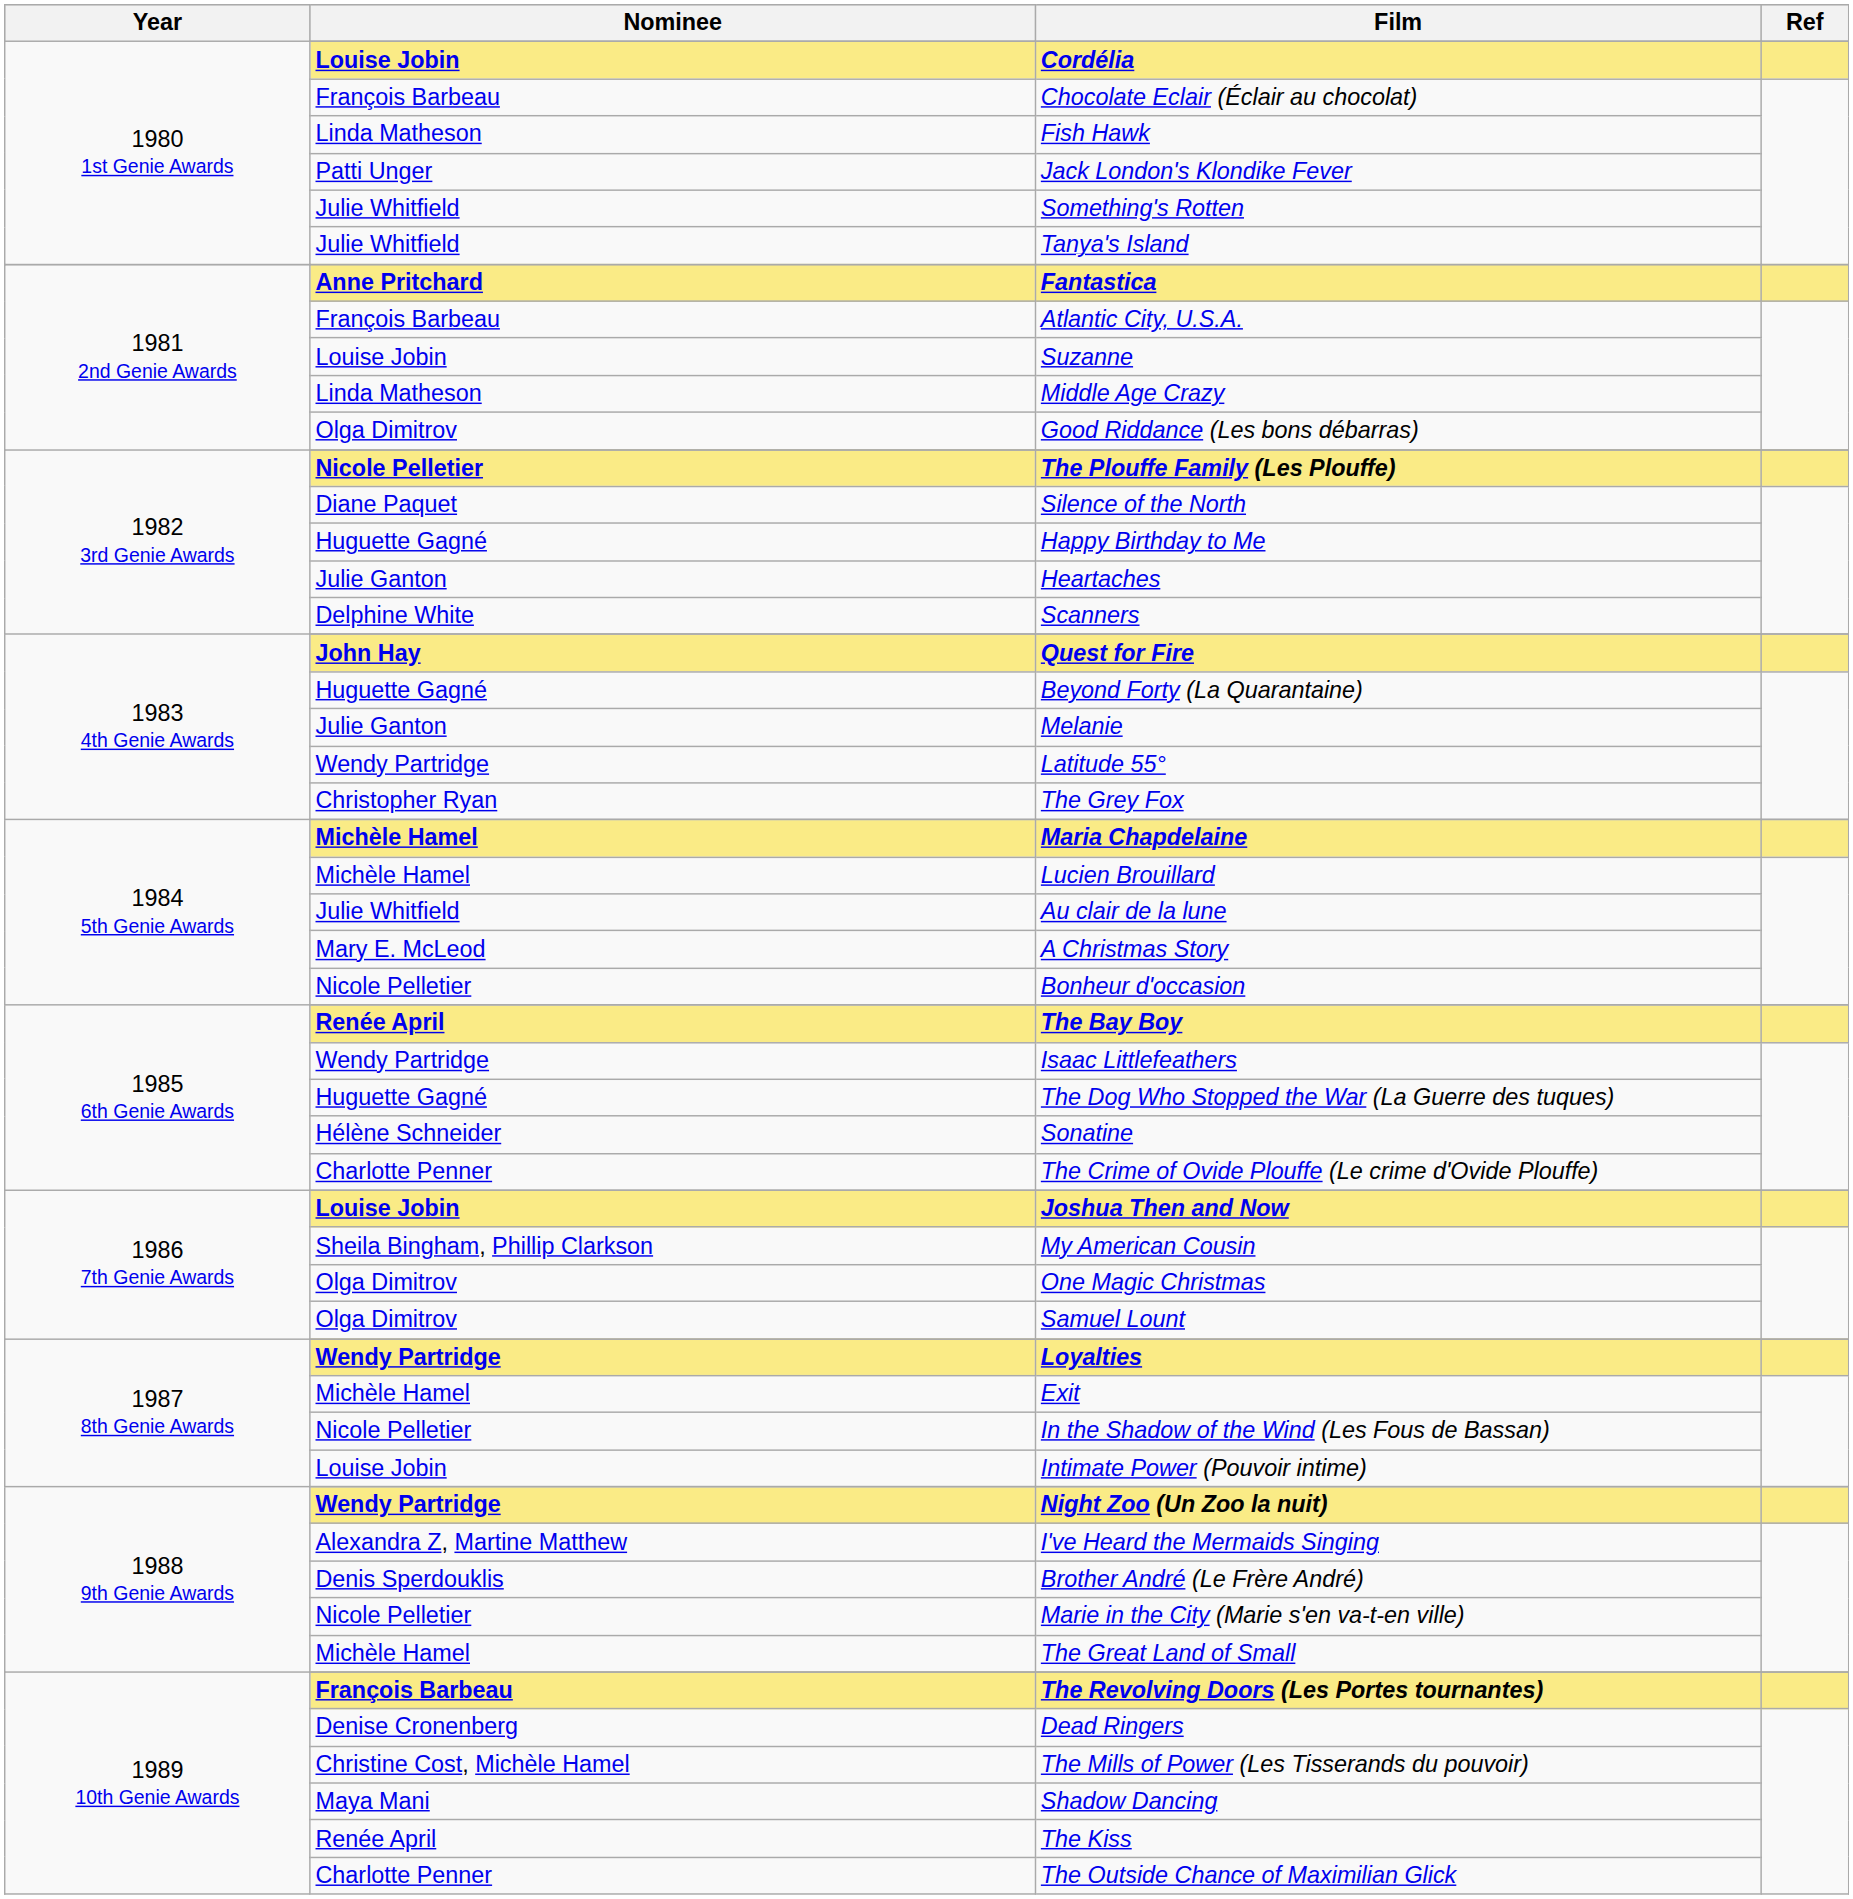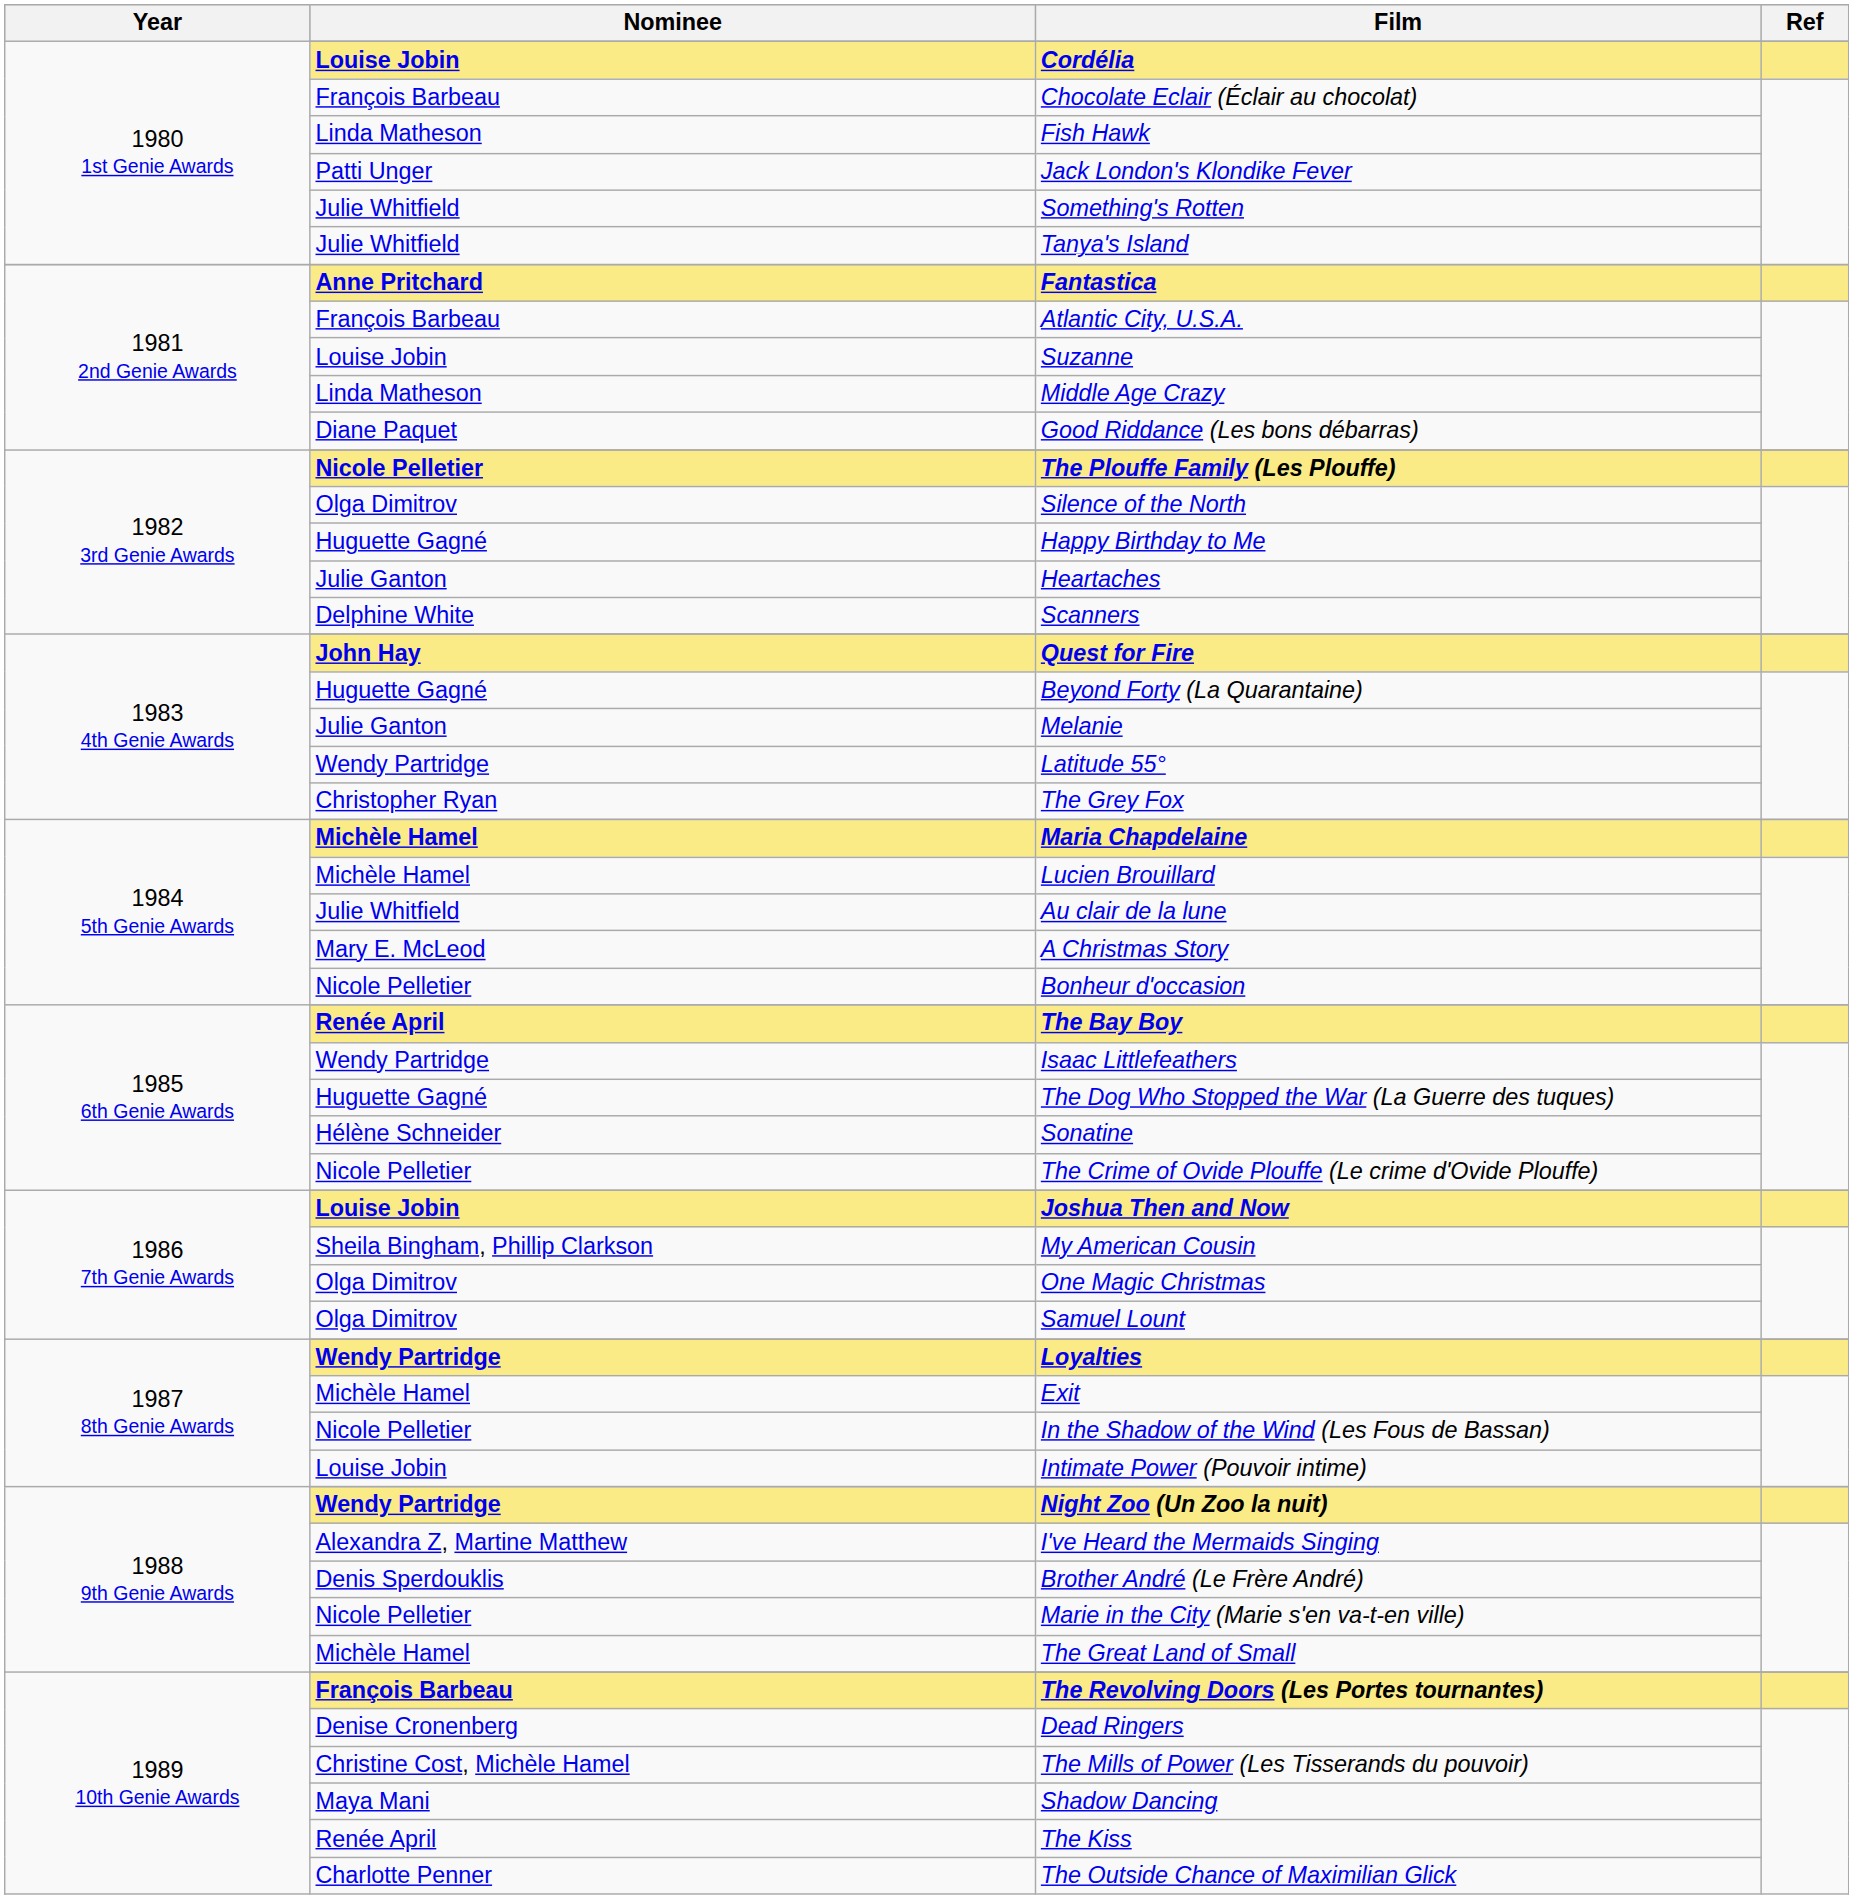(386, 430) Olga Dimitrov -> (386, 430) Diane Paquet
(386, 504) Diane Paquet -> (386, 504) Olga Dimitrov
(404, 1171) Charlotte Penner -> (393, 1171) Nicole Pelletier
